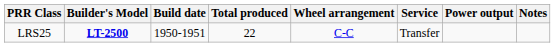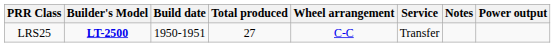columns swapped: (479, 13) <-> (533, 13)
(250, 32) 22 -> (250, 32) 27
